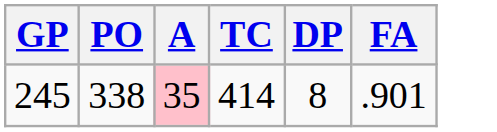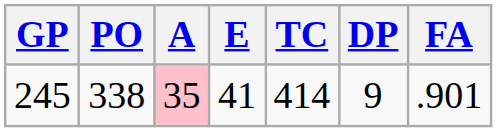+ column: (237, 34)
(318, 94) 8 -> (373, 94) 9
